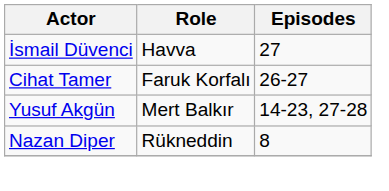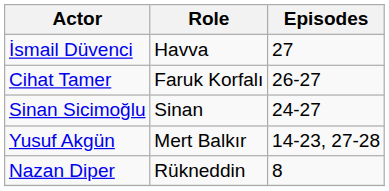+ row: (77, 110)
